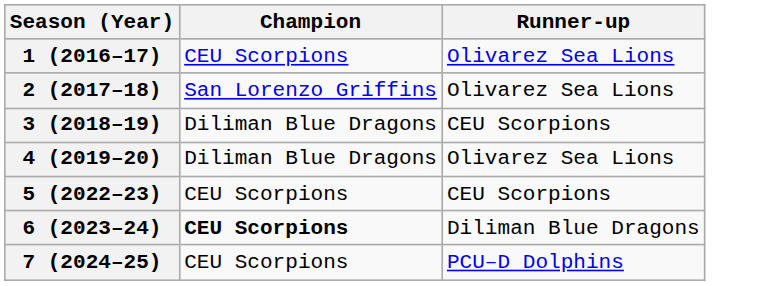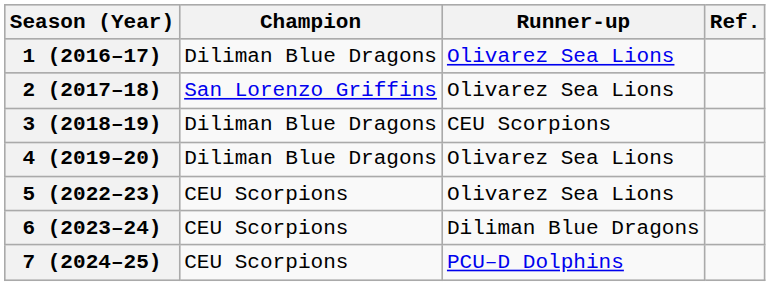+ column: (735, 22)
(266, 56) CEU Scorpions -> (311, 56) Diliman Blue Dragons
(529, 194) CEU Scorpions -> (561, 194) Olivarez Sea Lions
(266, 228) bold -> (266, 228) normal
